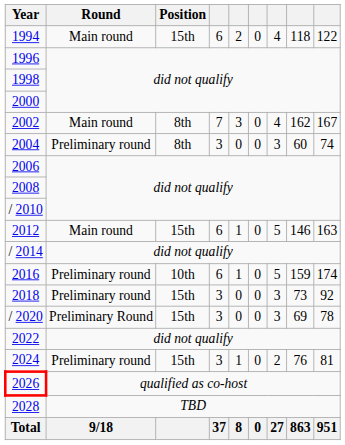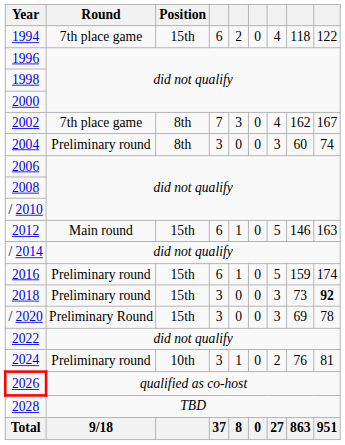(101, 36) Main round -> (101, 36) 7th place game
(101, 123) Main round -> (101, 123) 7th place game
(183, 274) 10th -> (183, 274) 15th
(327, 295) normal -> (327, 295) bold
(183, 360) 15th -> (183, 360) 10th
